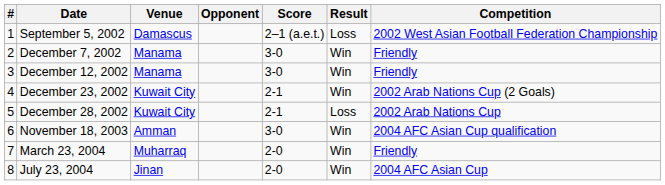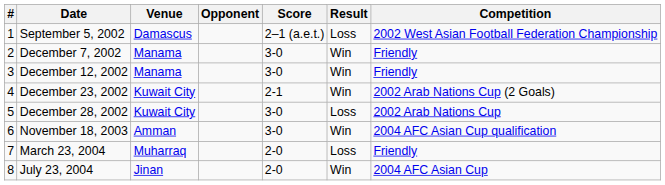(274, 111) 2-1 -> (274, 111) 3-0
(341, 151) Win -> (343, 151) Loss
